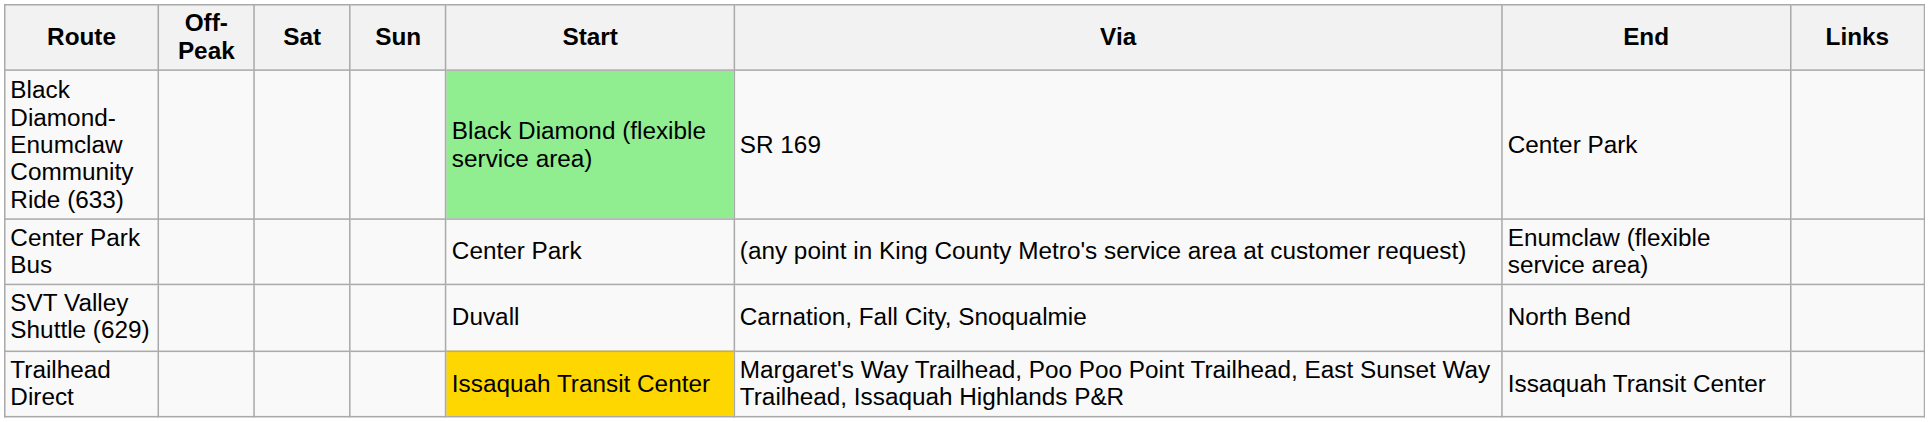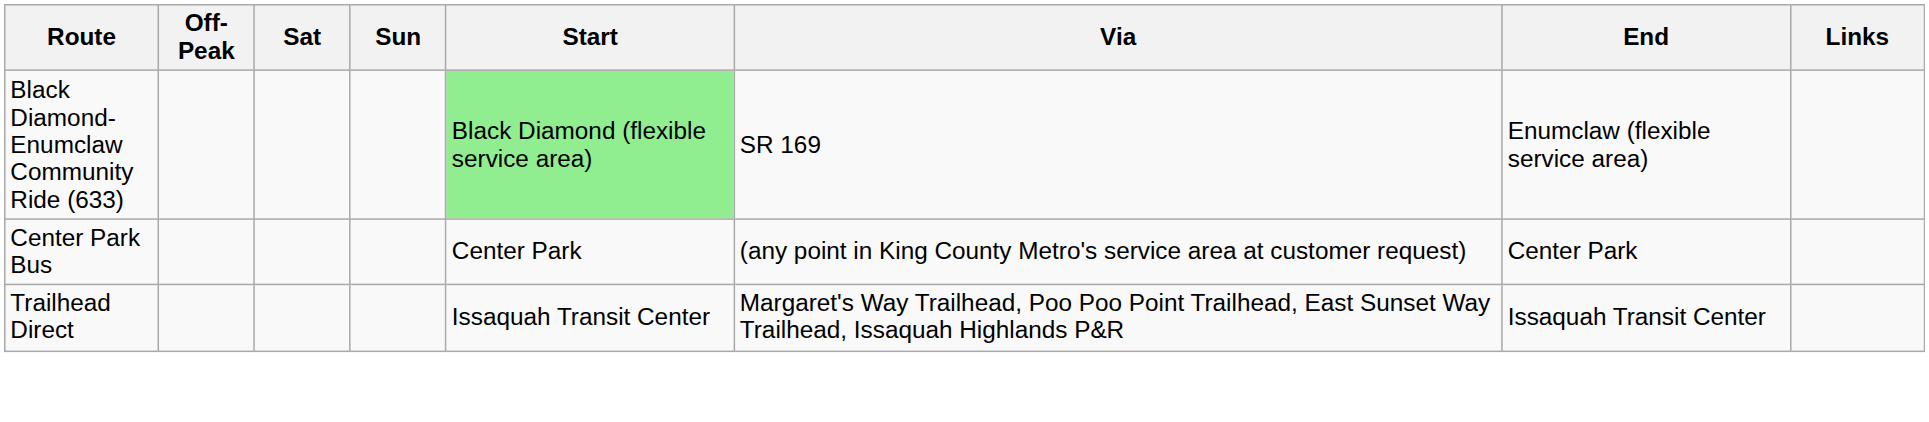(1573, 144) Center Park -> (1609, 144) Enumclaw (flexible service area)
(1609, 251) Enumclaw (flexible service area) -> (1573, 251) Center Park
- row: (80, 317)
(581, 383) gold background -> (581, 317) no background
